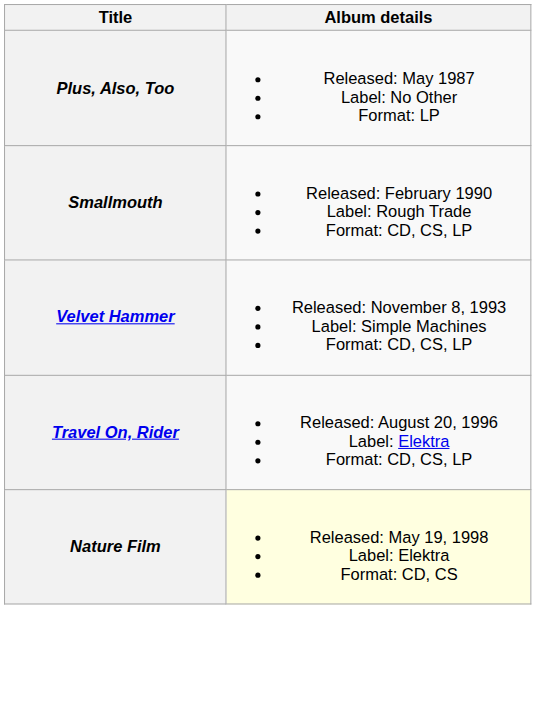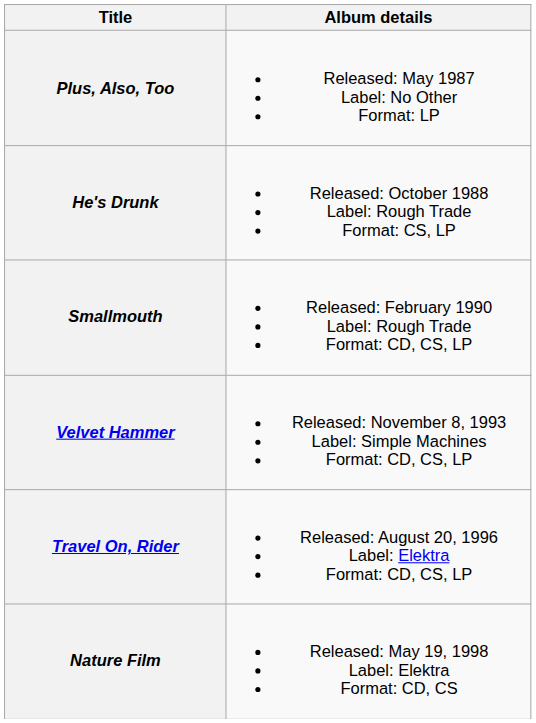+ row: (115, 202)
(378, 556) lightyellow background -> (378, 671) no background
